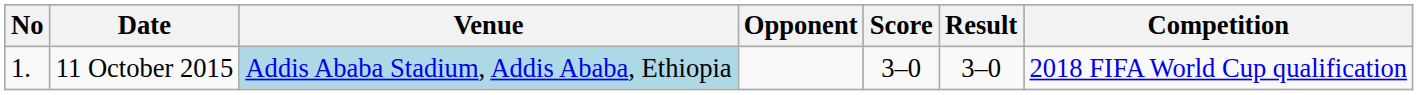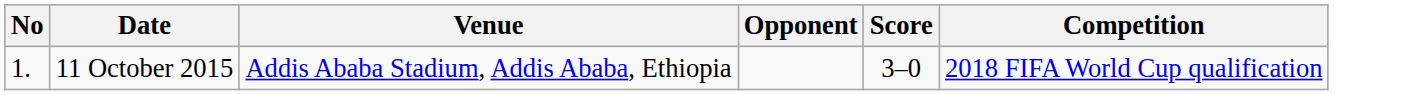- column: (981, 25)
(489, 67) lightblue background -> (489, 67) no background
